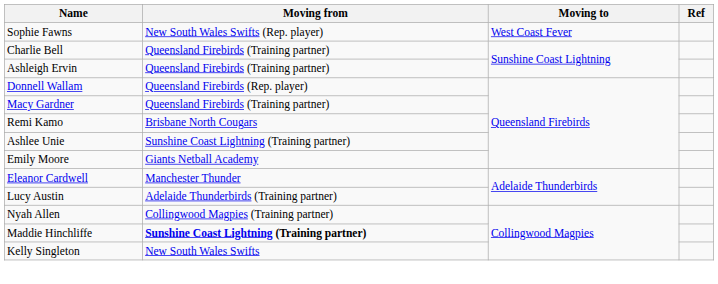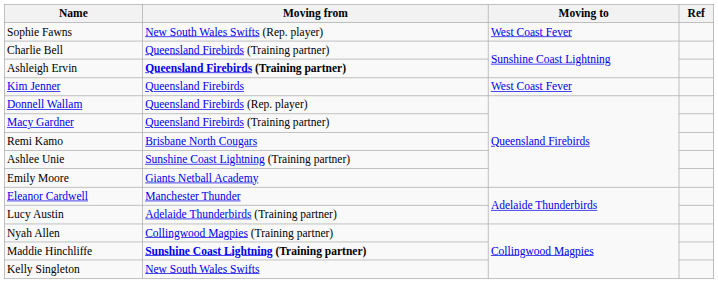(237, 68) normal -> (246, 68) bold
+ row: (34, 86)
